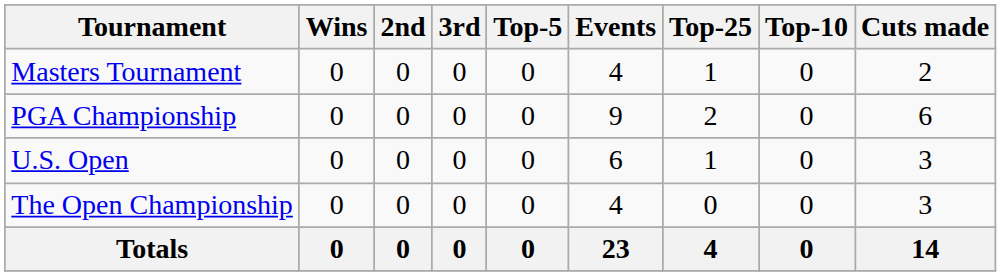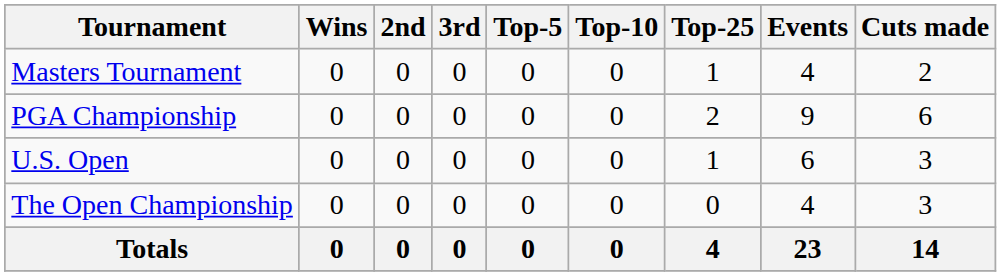columns swapped: (807, 26) <-> (616, 26)
